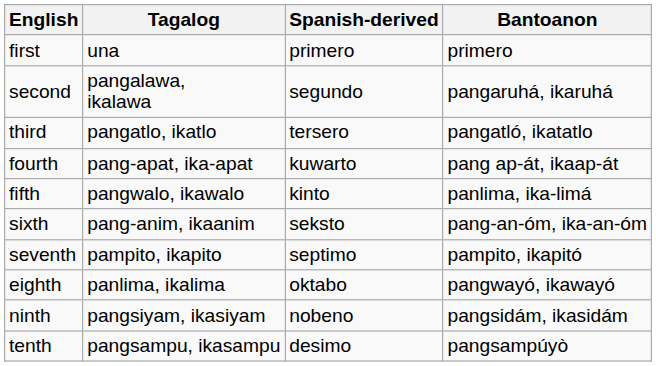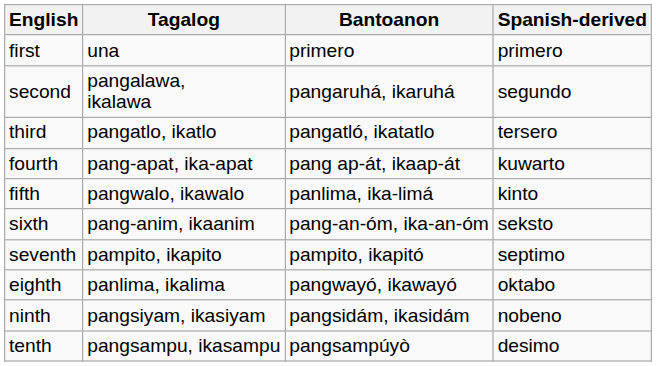columns swapped: (547, 19) <-> (364, 19)
